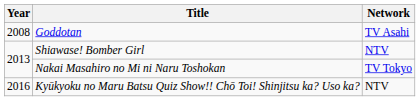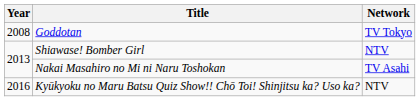(387, 31) TV Asahi -> (389, 31) TV Tokyo
(389, 68) TV Tokyo -> (387, 68) TV Asahi
